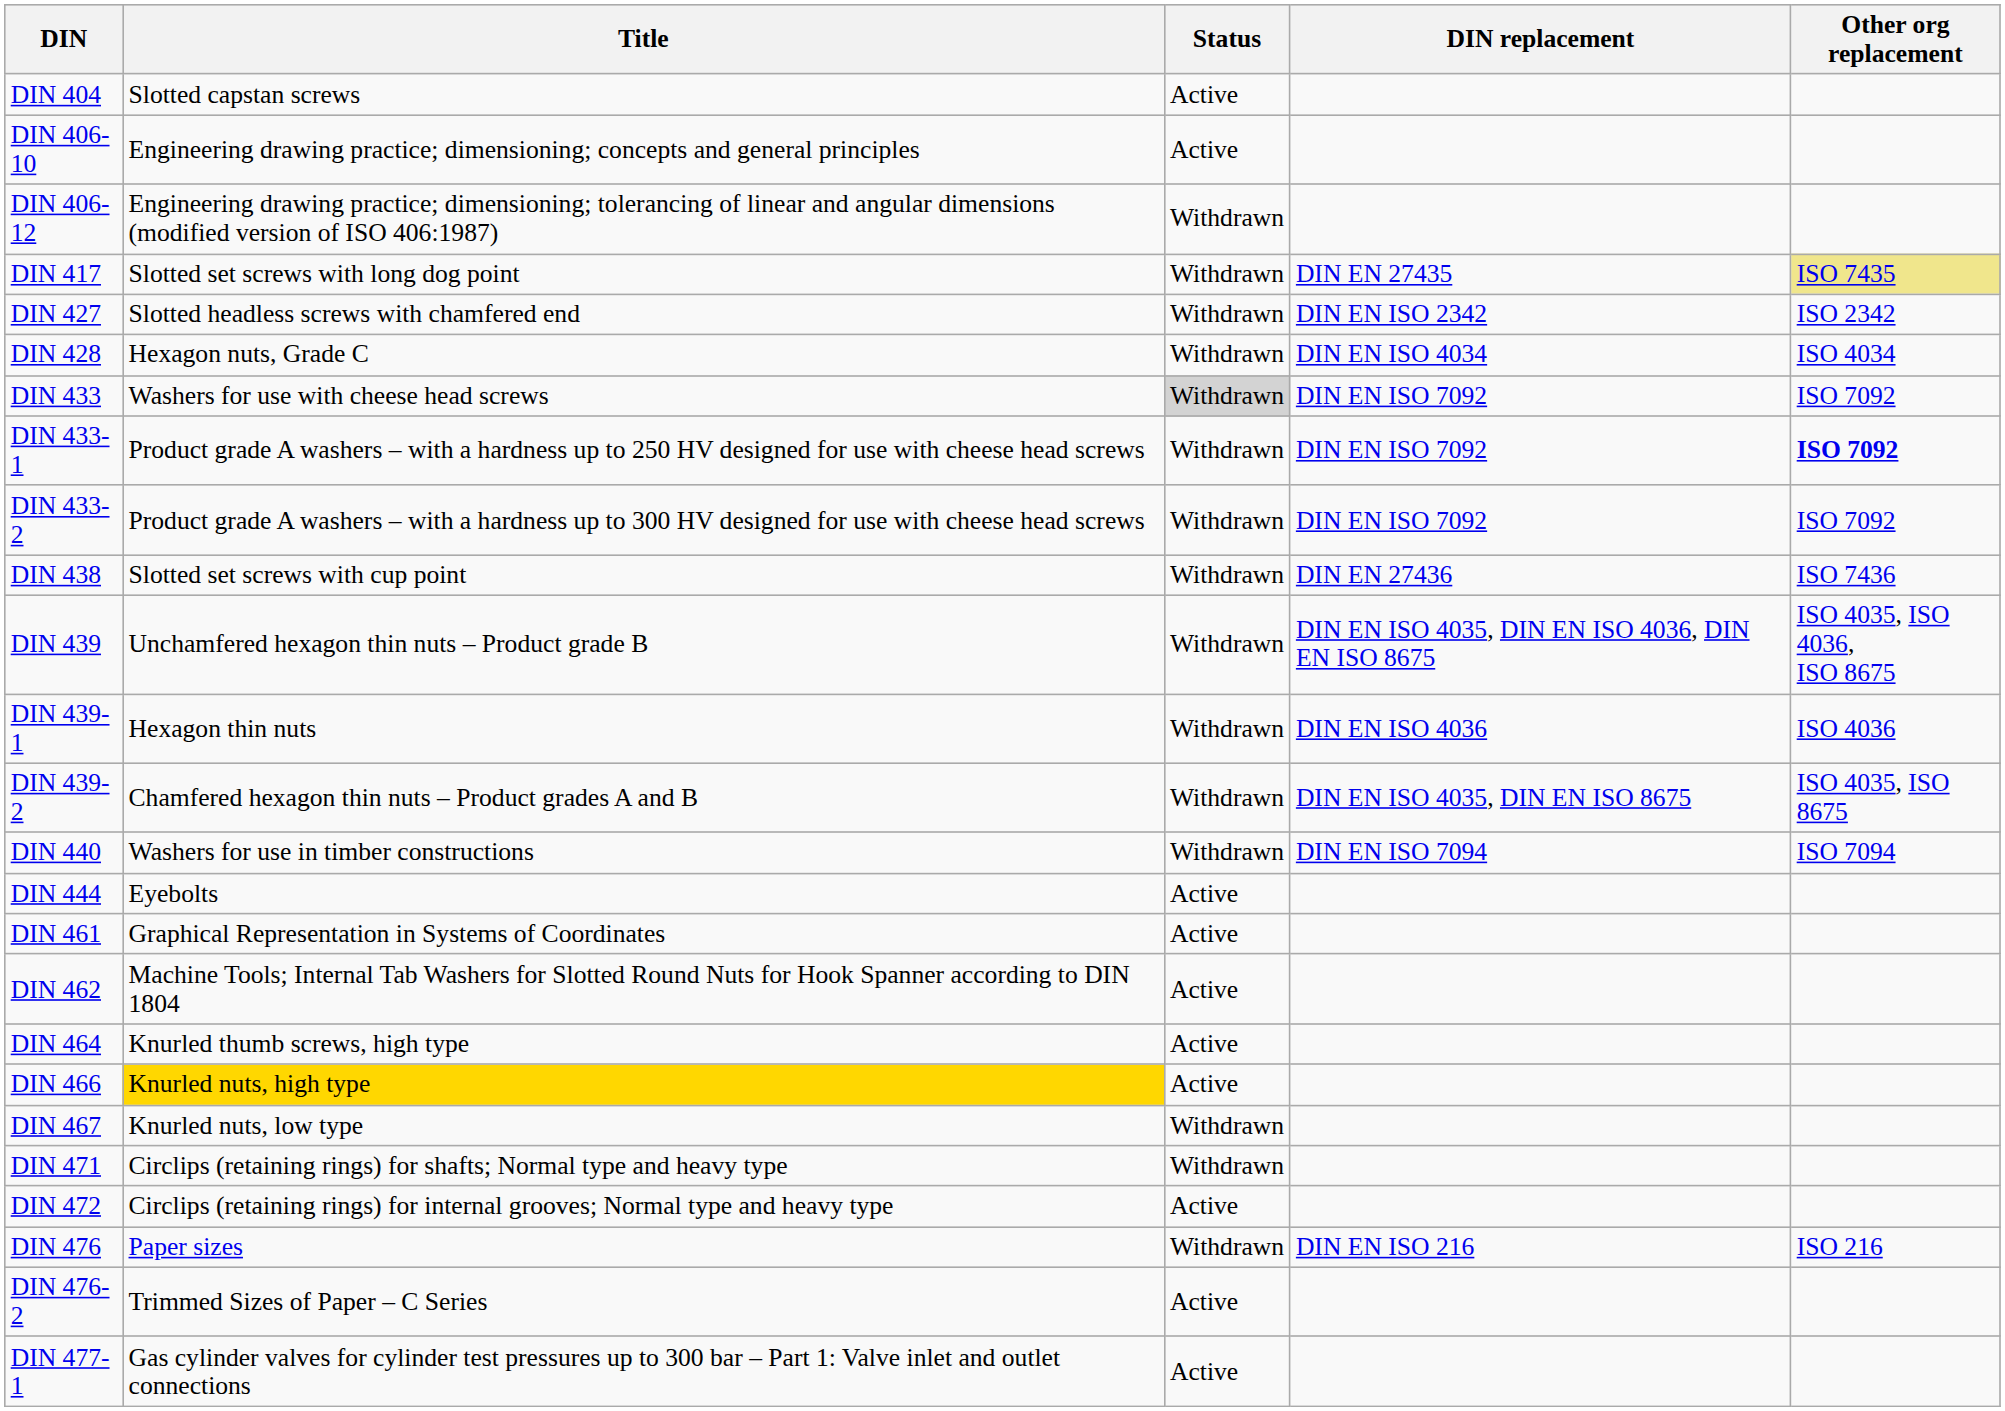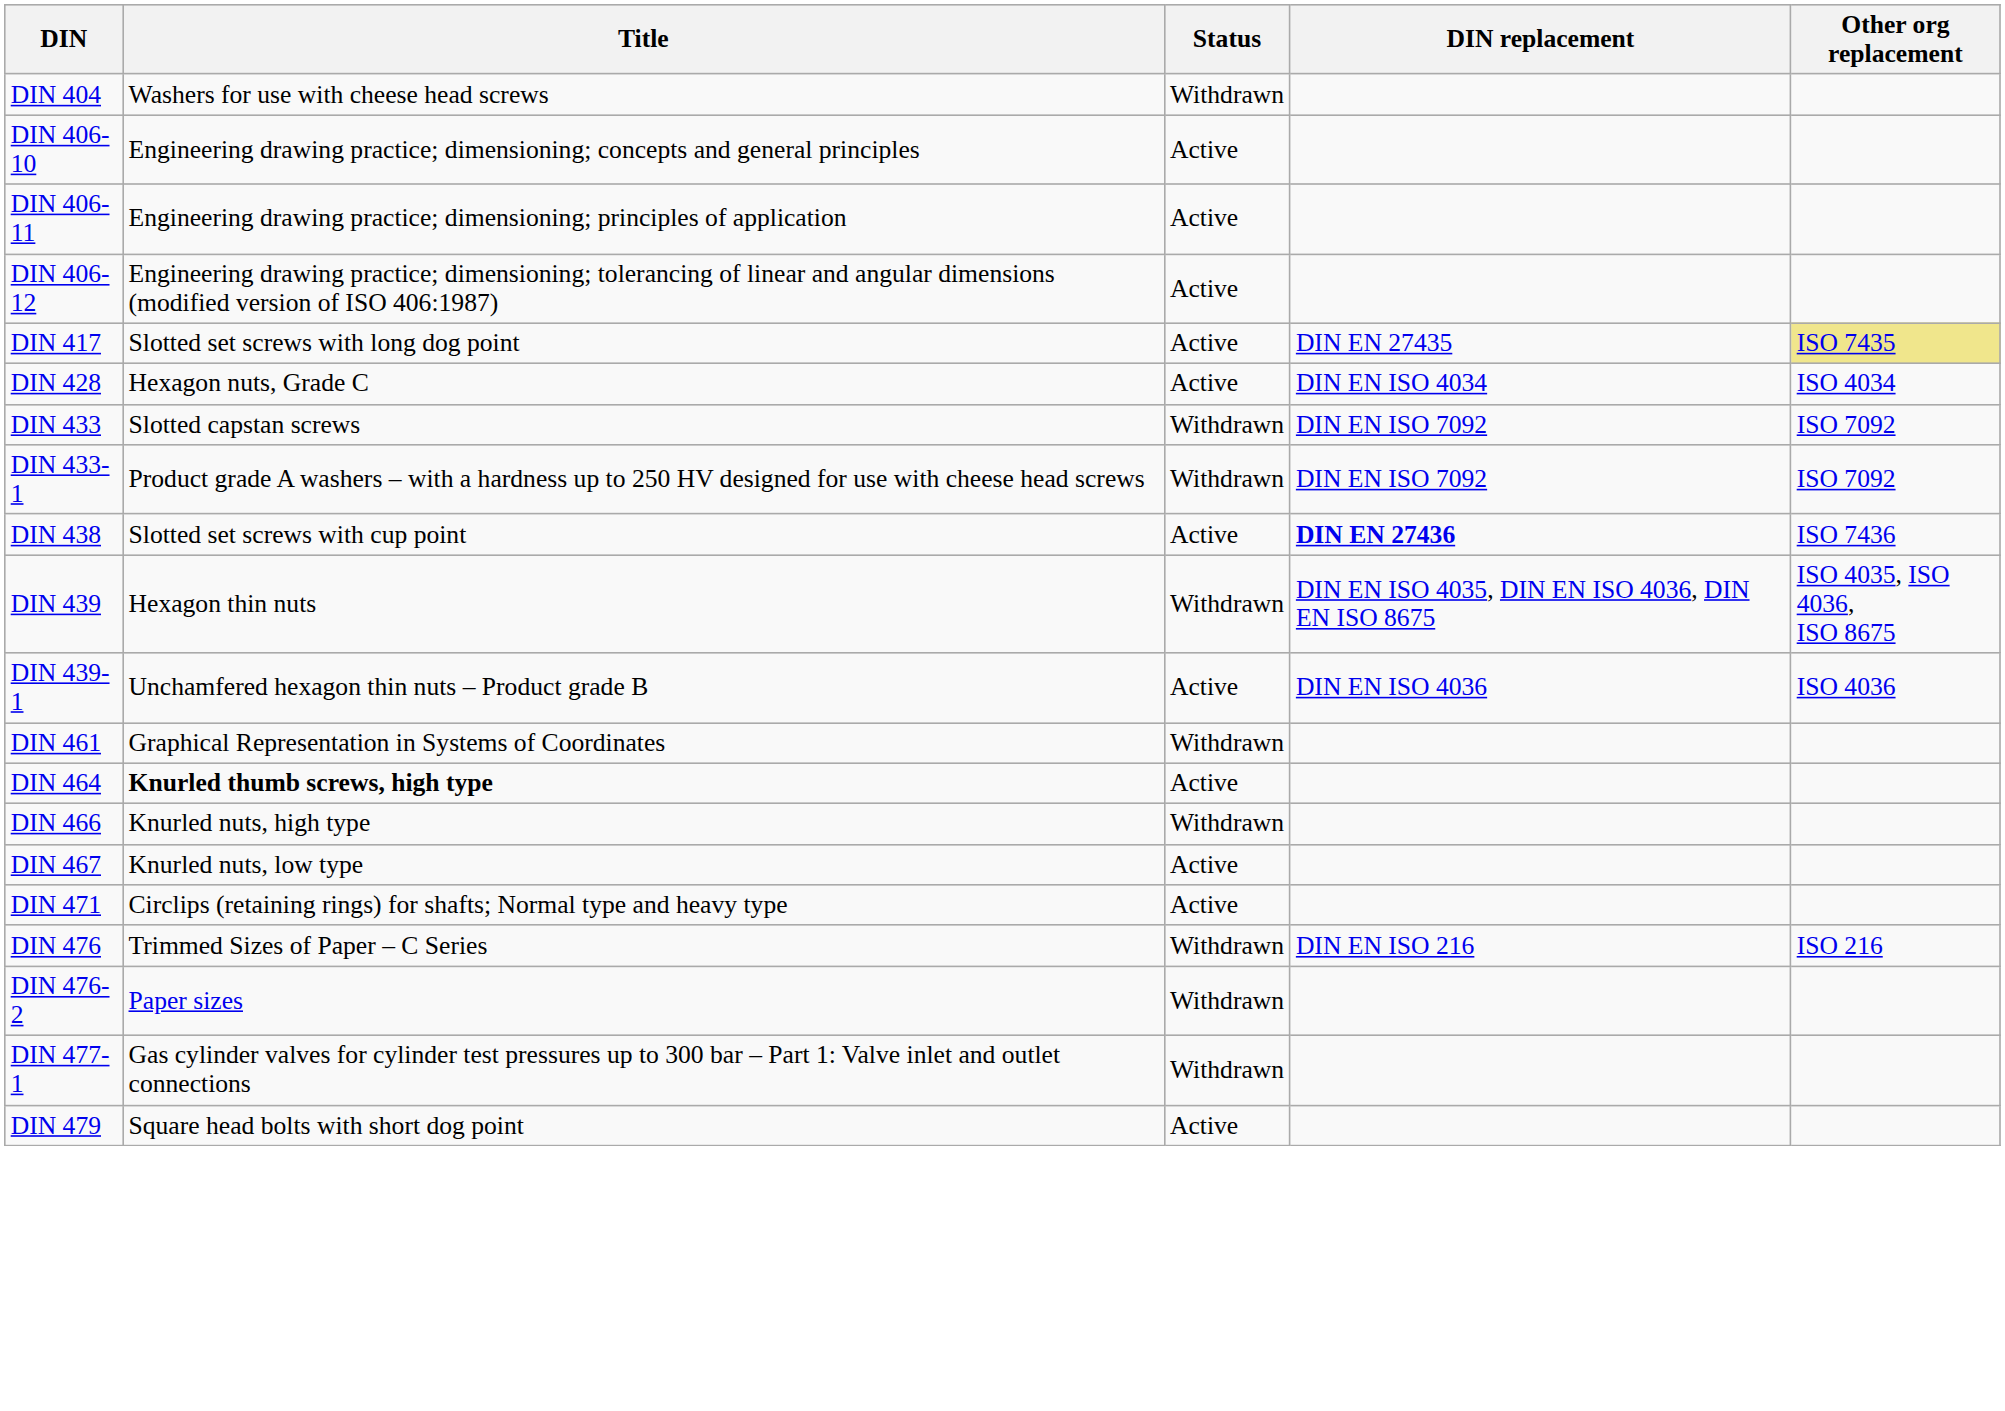(244, 94) Slotted capstan screws -> (339, 94) Washers for use with cheese head screws
(1204, 94) Active -> (1227, 94) Withdrawn
+ row: (60, 218)
(1227, 218) Withdrawn -> (1204, 288) Active
(1227, 273) Withdrawn -> (1204, 342) Active
- row: (56, 314)
(1227, 354) Withdrawn -> (1204, 383) Active
(339, 395) Washers for use with cheese head screws -> (244, 424) Slotted capstan screws
(1227, 395) lightgrey background -> (1227, 424) no background
(1848, 450) bold -> (1846, 479) normal
- row: (60, 519)
(1227, 574) Withdrawn -> (1204, 534) Active
(1374, 574) normal -> (1376, 534) bold
(388, 644) Unchamfered hexagon thin nuts – Product grade B -> (222, 603) Hexagon thin nuts
(222, 728) Hexagon thin nuts -> (388, 687) Unchamfered hexagon thin nuts – Product grade B
(1227, 728) Withdrawn -> (1204, 687) Active
- row: (60, 797)
- row: (56, 852)
- row: (56, 893)
(1204, 933) Active -> (1227, 742) Withdrawn
- row: (56, 988)
(299, 1043) normal -> (311, 783) bold
(249, 1084) gold background -> (249, 823) no background
(1204, 1084) Active -> (1227, 823) Withdrawn
(1227, 1124) Withdrawn -> (1204, 864) Active
(1227, 1165) Withdrawn -> (1204, 904) Active
- row: (56, 1206)
(186, 1246) Paper sizes -> (308, 945) Trimmed Sizes of Paper – C Series
(308, 1301) Trimmed Sizes of Paper – C Series -> (186, 1000) Paper sizes
(1204, 1301) Active -> (1227, 1000) Withdrawn
(1204, 1370) Active -> (1227, 1069) Withdrawn
+ row: (56, 1124)
